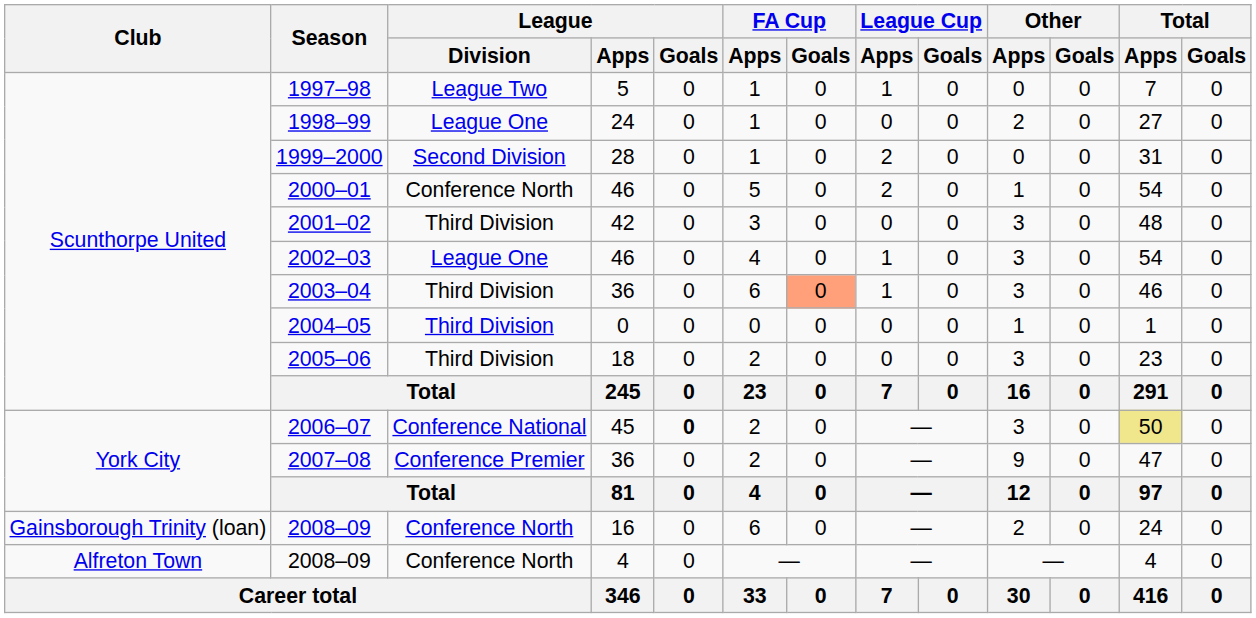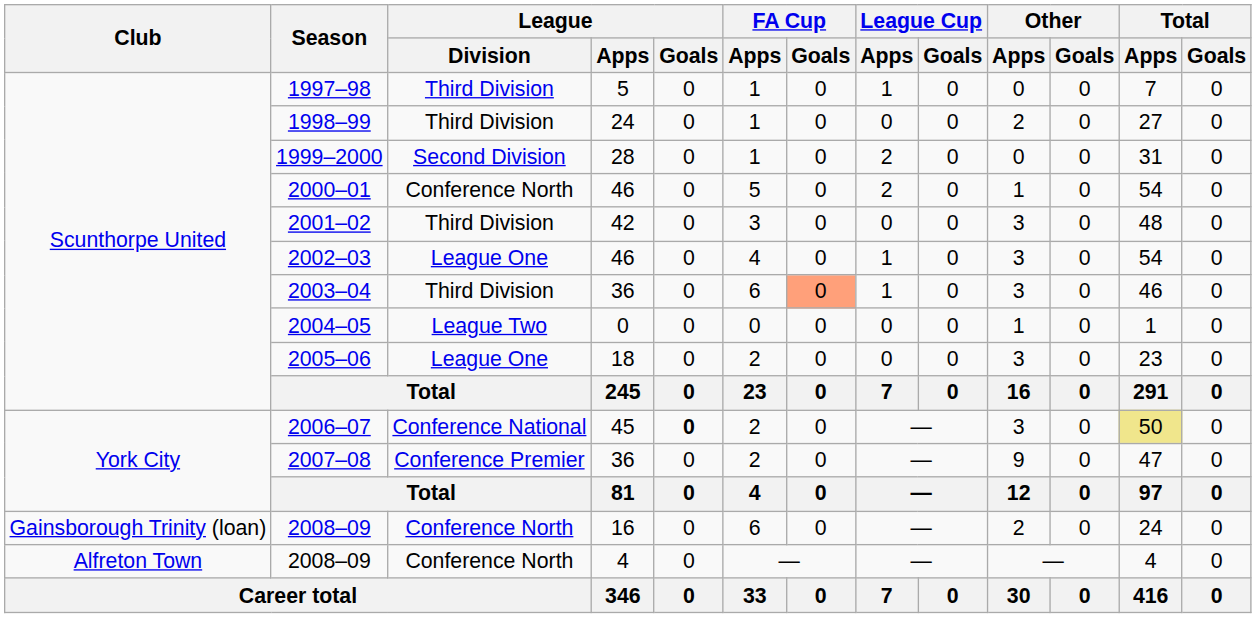(489, 88) League Two -> (489, 88) Third Division
(489, 122) League One -> (489, 122) Third Division
(489, 325) Third Division -> (489, 325) League Two
(489, 358) Third Division -> (489, 358) League One
